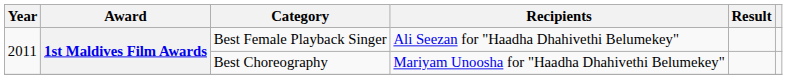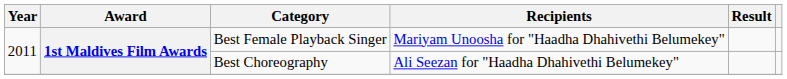(536, 39) Ali Seezan for "Haadha Dhahivethi Belumekey" -> (559, 39) Mariyam Unoosha for "Haadha Dhahivethi Belumekey"
(559, 62) Mariyam Unoosha for "Haadha Dhahivethi Belumekey" -> (536, 62) Ali Seezan for "Haadha Dhahivethi Belumekey"
